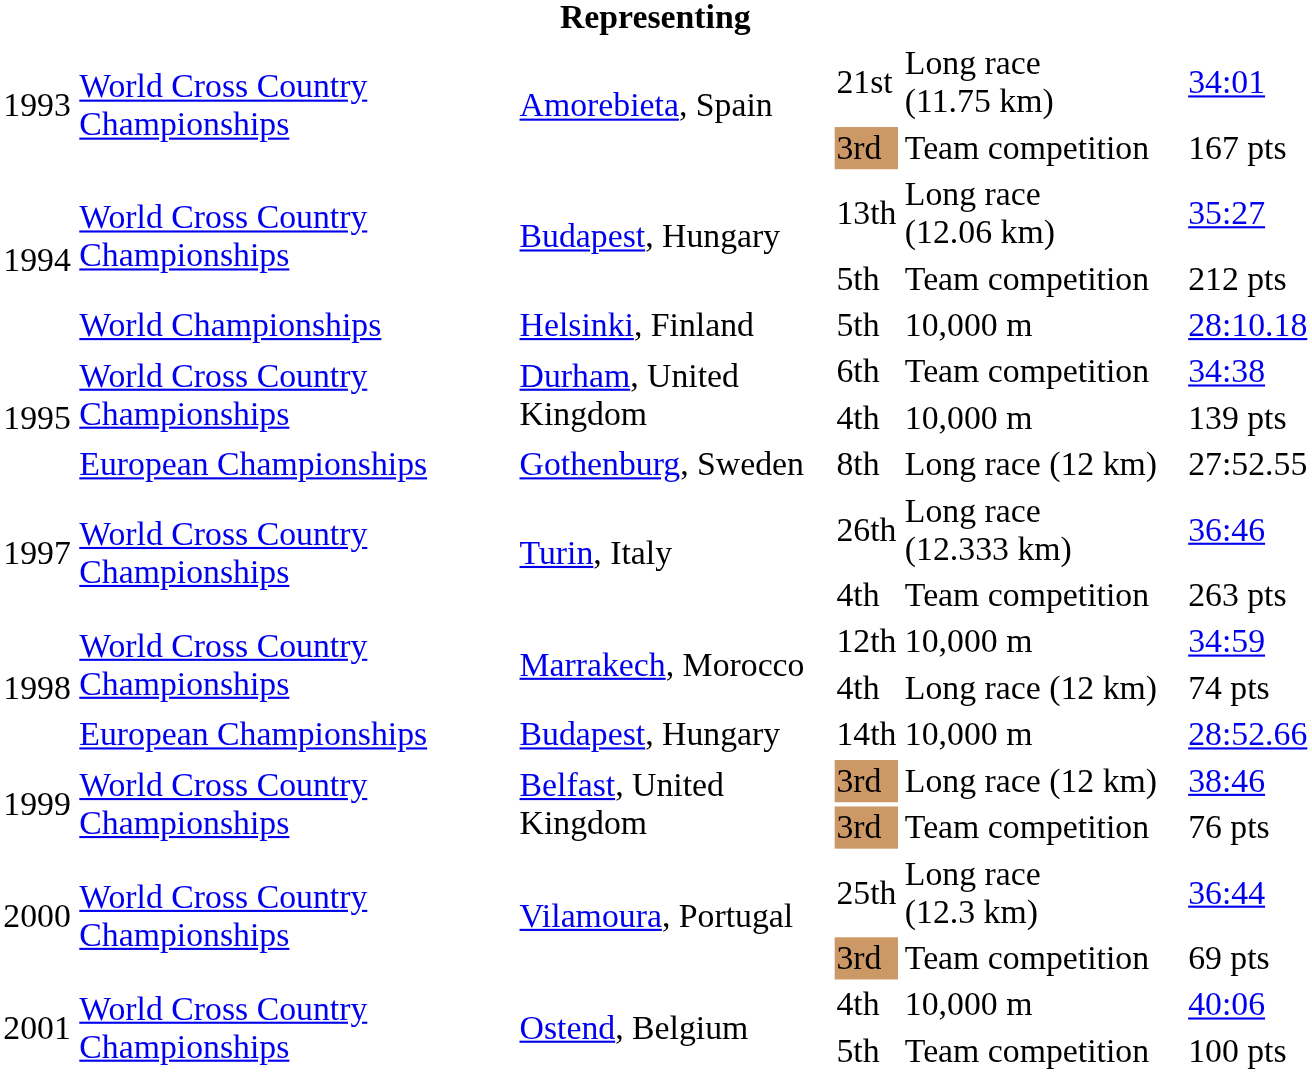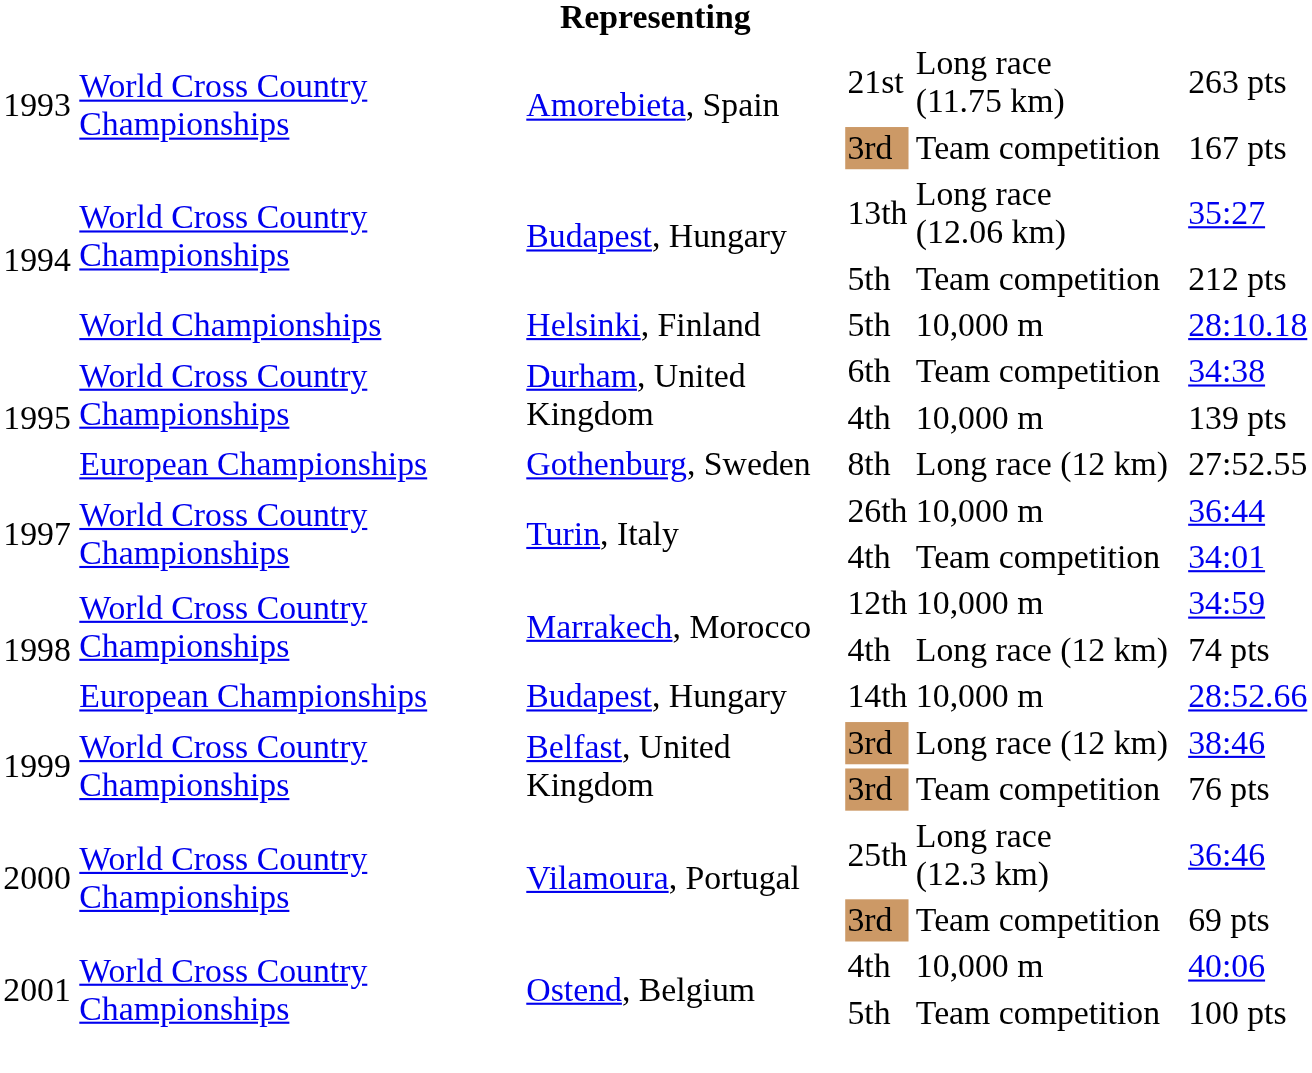(1227, 82) 34:01 -> (1237, 82) 263 pts
(988, 529) Long race (12.333 km) -> (980, 510) 10,000 m
(1227, 529) 36:46 -> (1227, 510) 36:44
(1237, 594) 263 pts -> (1227, 556) 34:01
(1227, 892) 36:44 -> (1227, 854) 36:46
